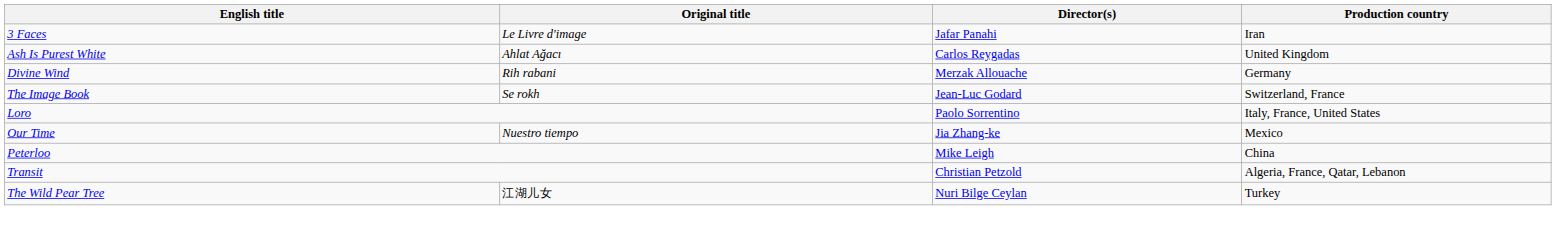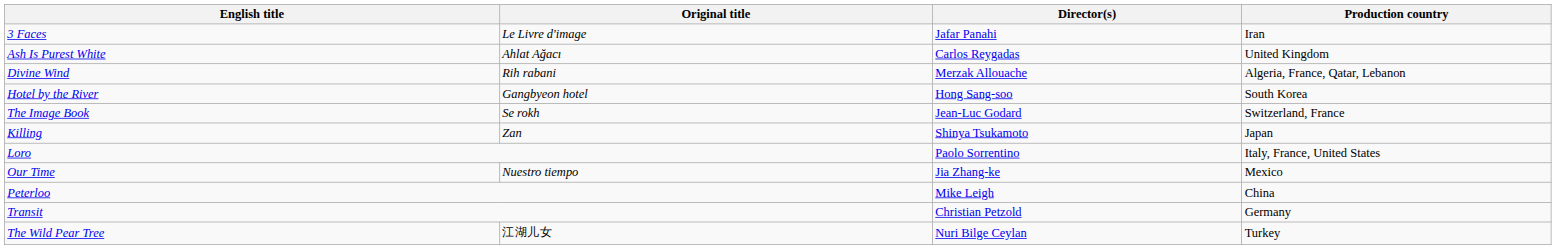(1268, 73) Germany -> (1325, 73) Algeria, France, Qatar, Lebanon
+ row: (53, 93)
+ row: (25, 133)
(1325, 172) Algeria, France, Qatar, Lebanon -> (1268, 212) Germany
